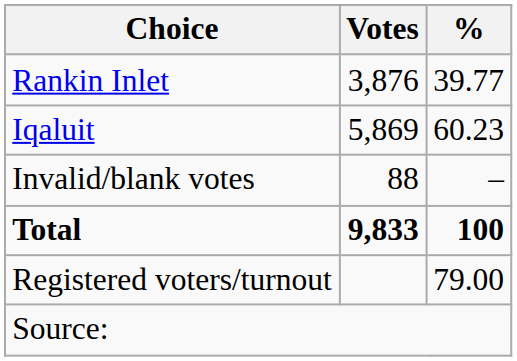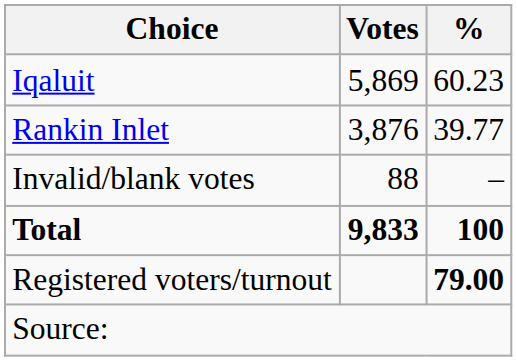rows swapped: (53, 129) <-> (91, 79)
(469, 279) normal -> (469, 279) bold
